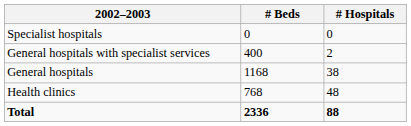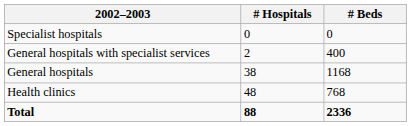columns swapped: (365, 14) <-> (282, 14)
